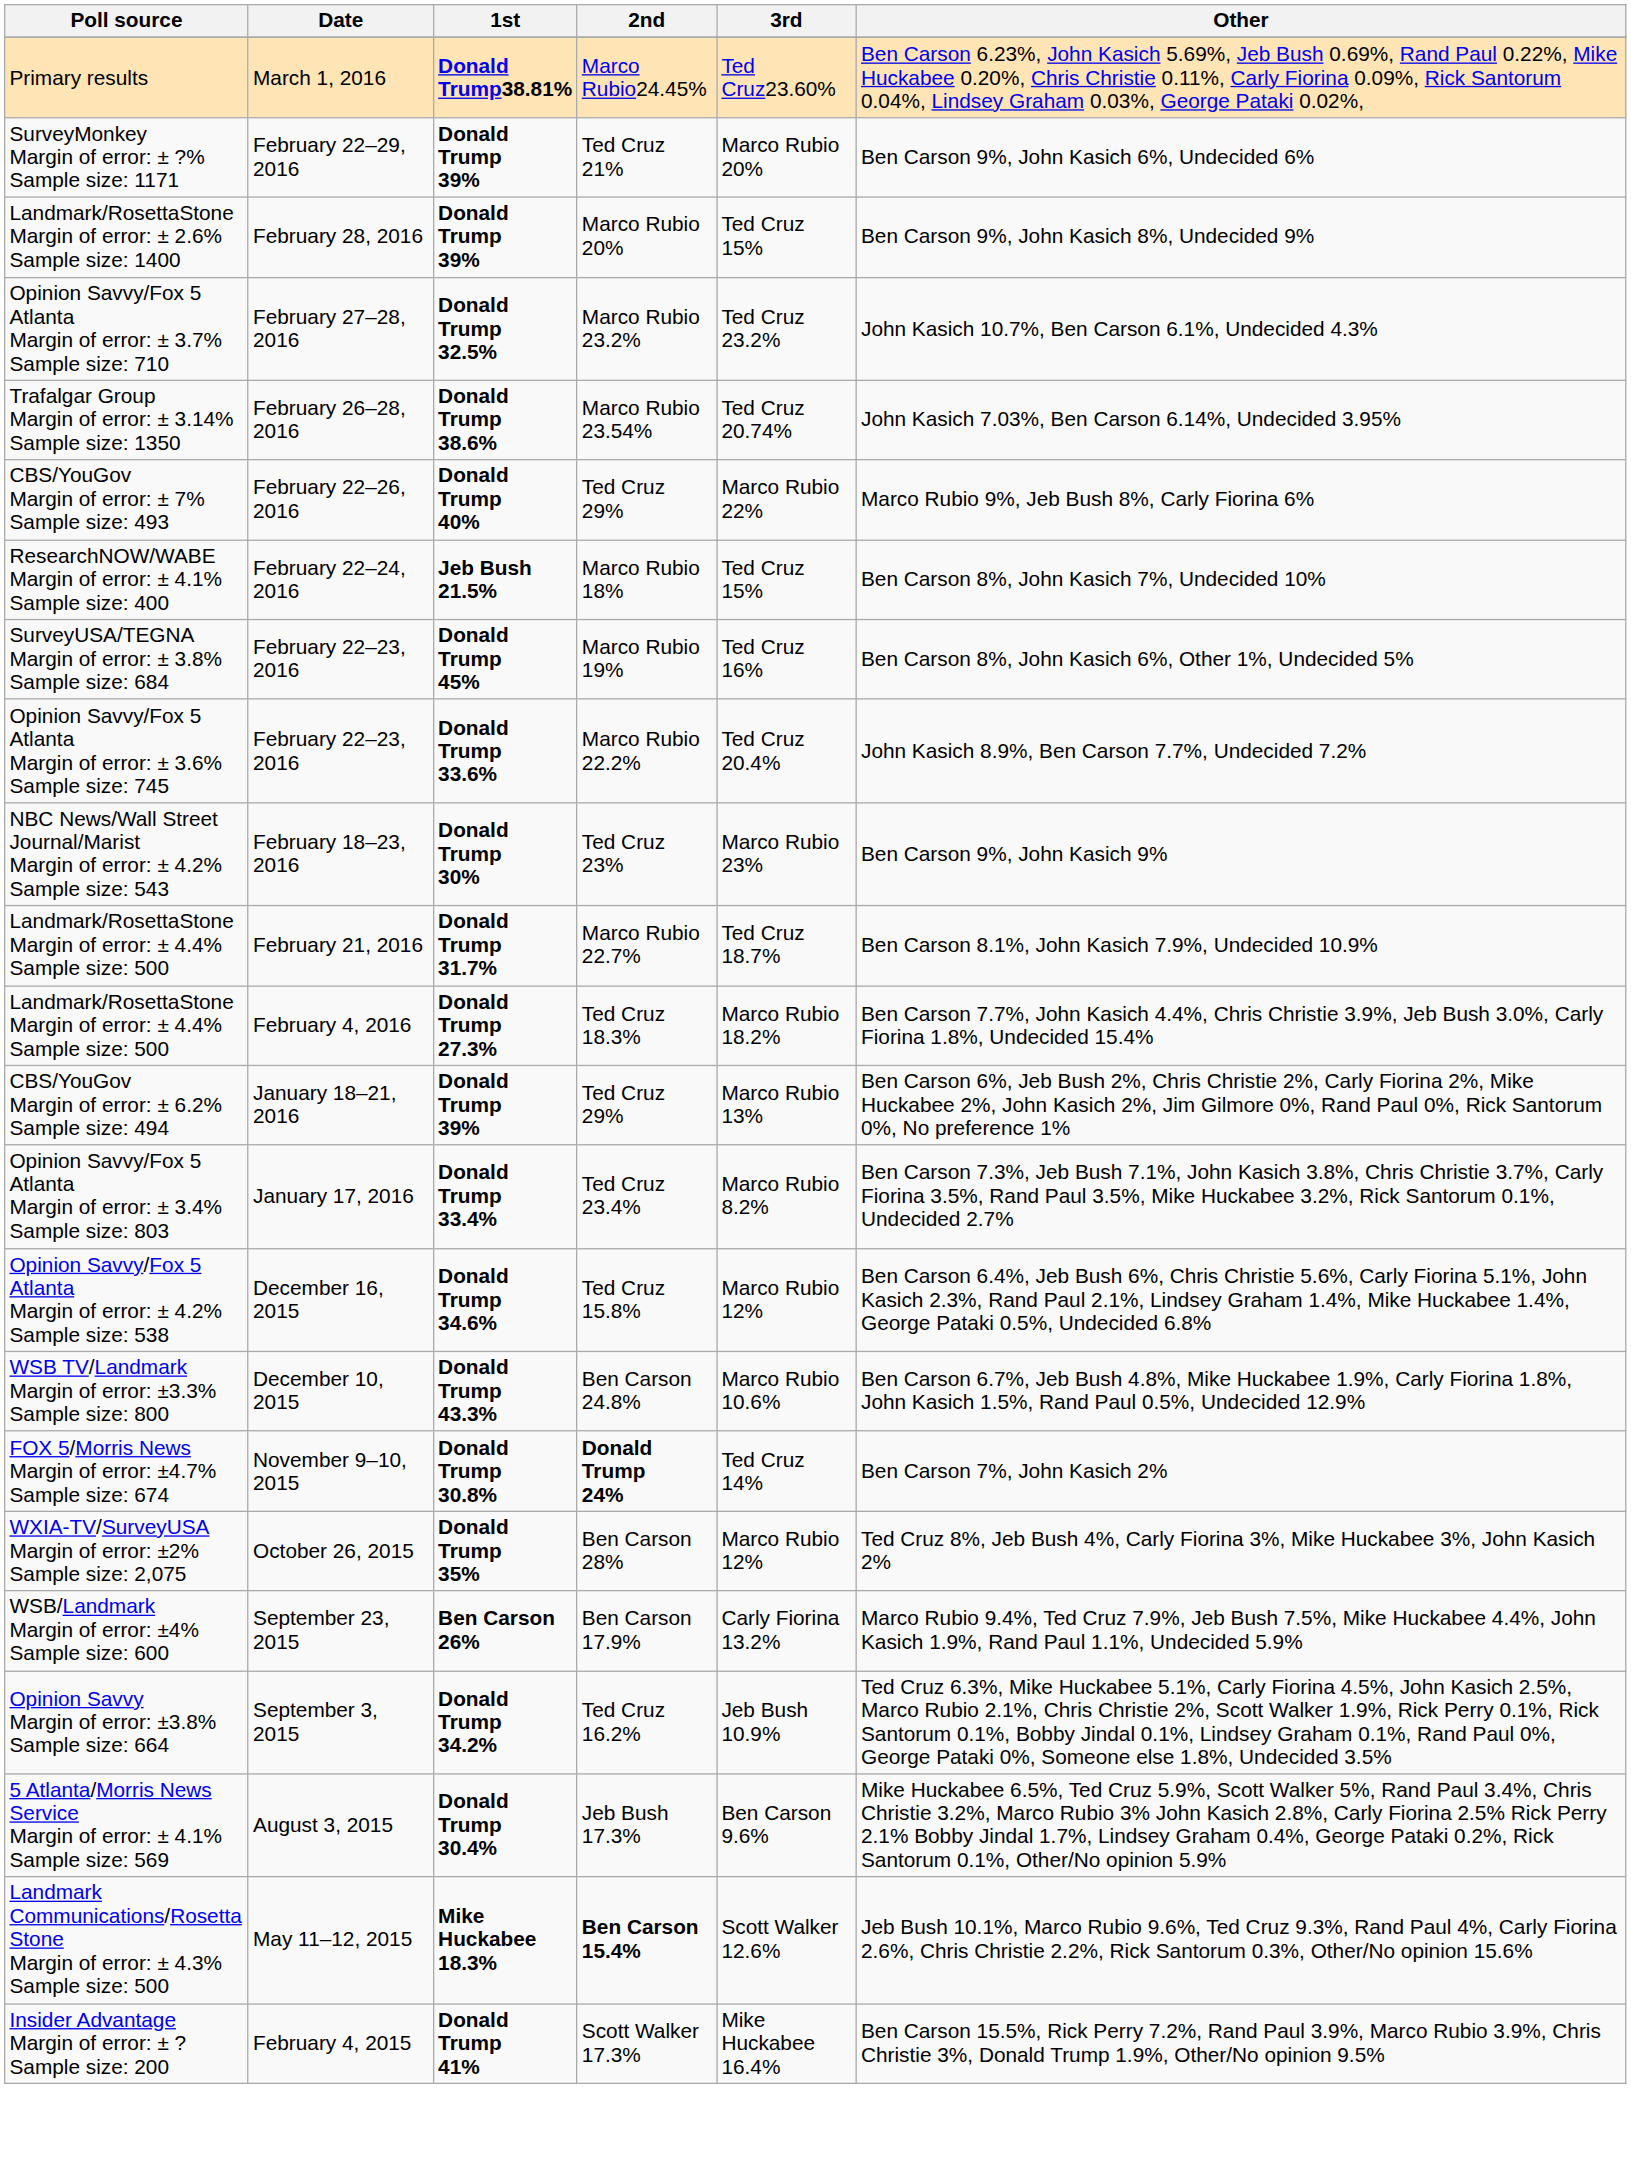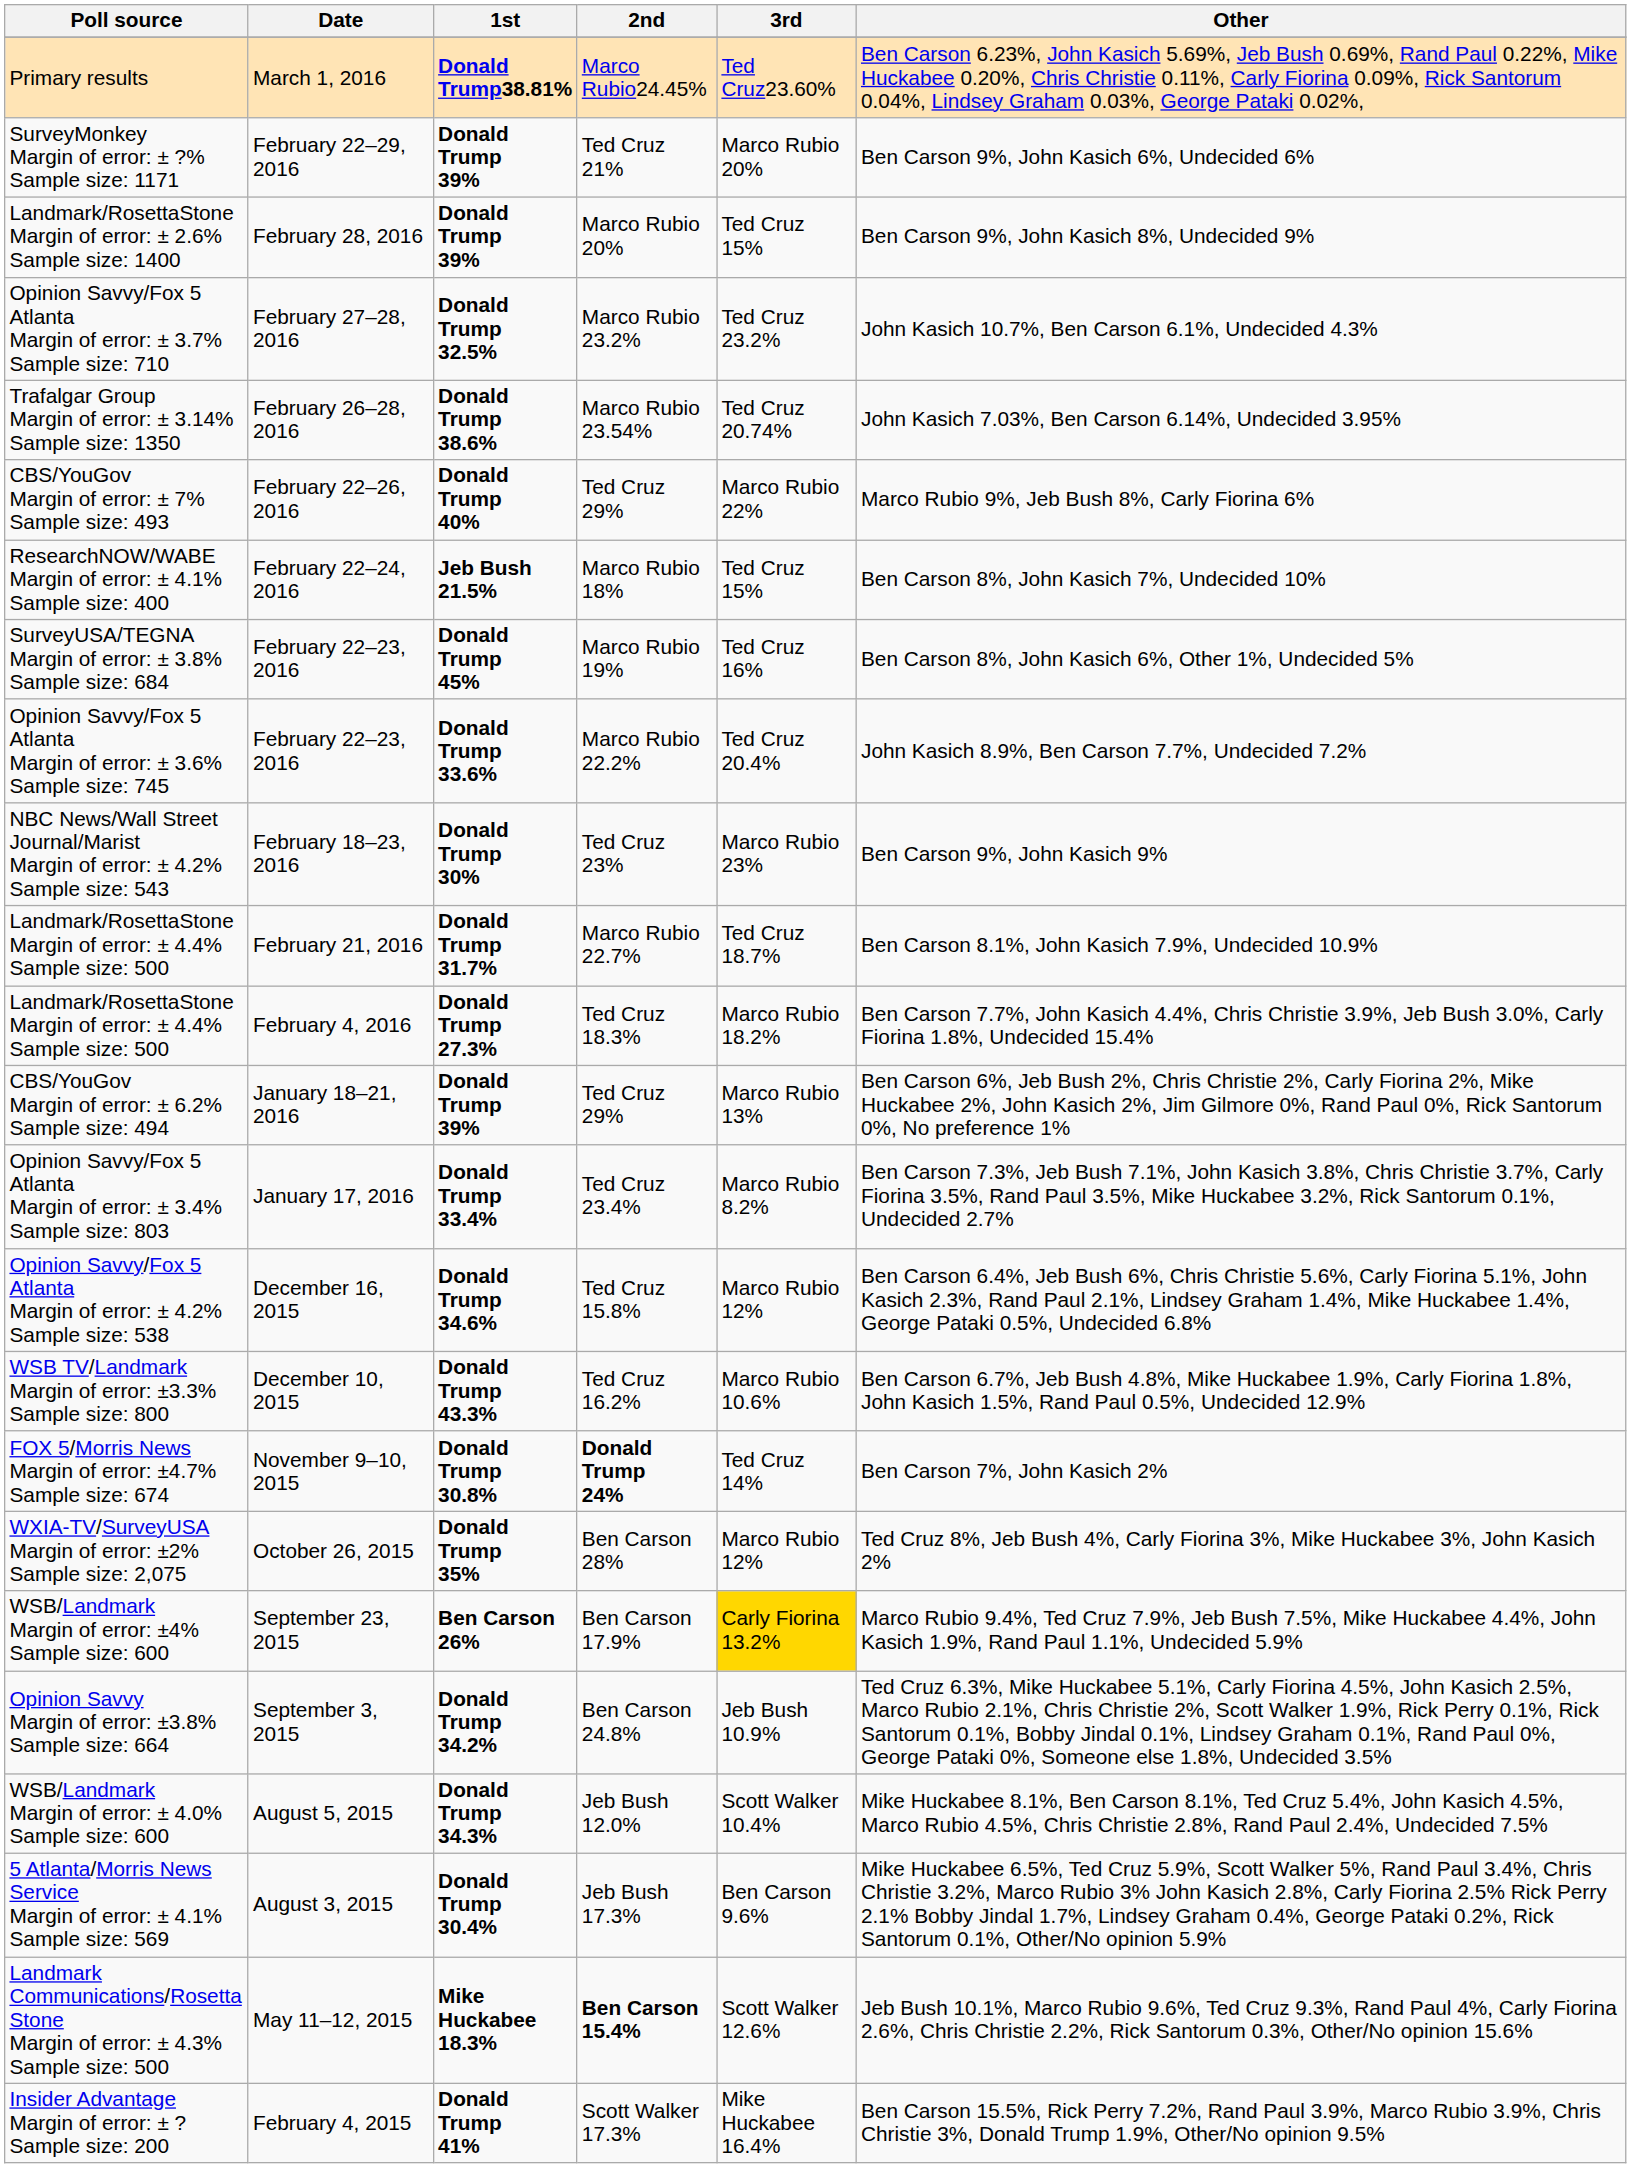(637, 1391) Ben Carson 24.8% -> (623, 1391) Ted Cruz 16.2%
(780, 1630) no background -> (780, 1630) gold background
(623, 1722) Ted Cruz 16.2% -> (637, 1722) Ben Carson 24.8%
+ row: (116, 1813)
